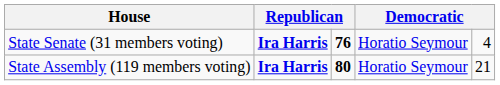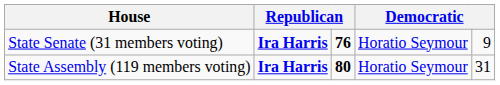(487, 42) 4 -> (487, 42) 9
(483, 67) 21 -> (483, 67) 31
